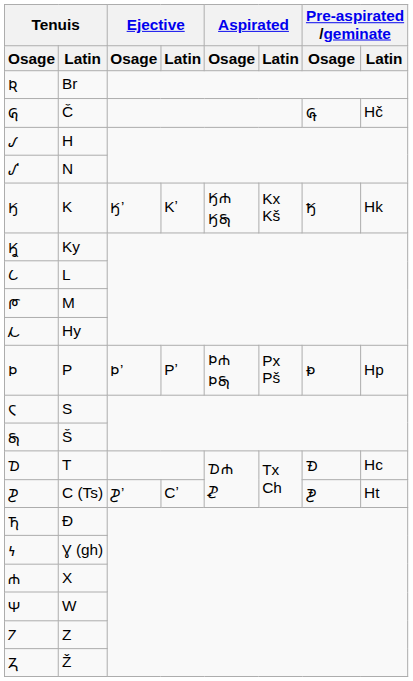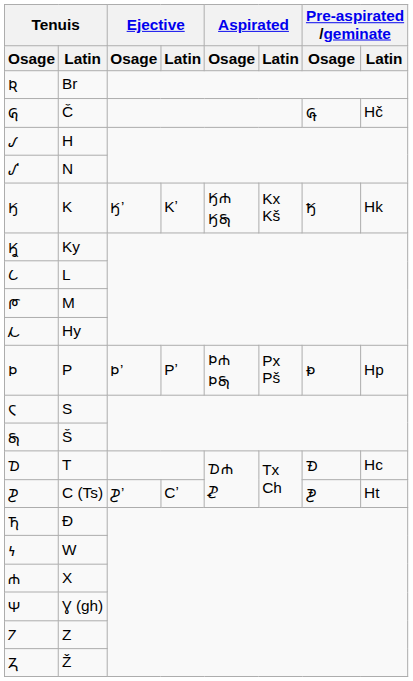(83, 549) Ɣ (gh) -> (69, 549) W
(69, 606) W -> (83, 606) Ɣ (gh)
